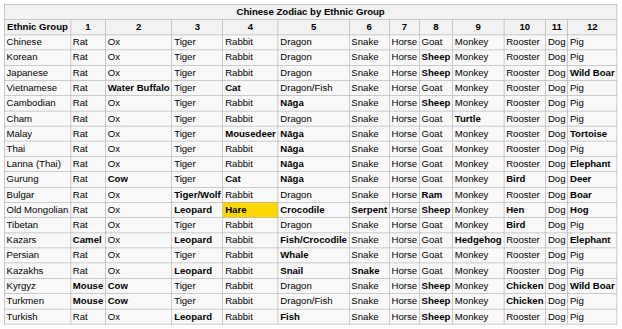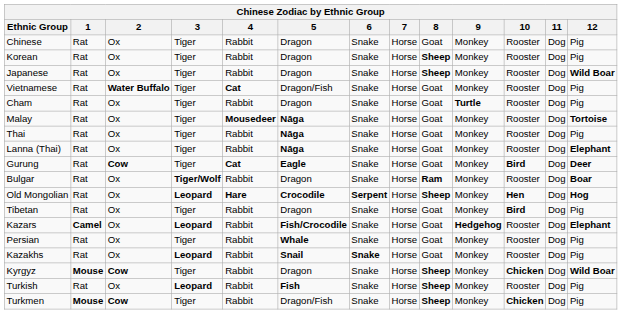- row: (31, 103)
(292, 179) Nāga -> (293, 164) Eagle
(236, 210) gold background -> (236, 194) no background
rows swapped: (25, 301) <-> (22, 316)
